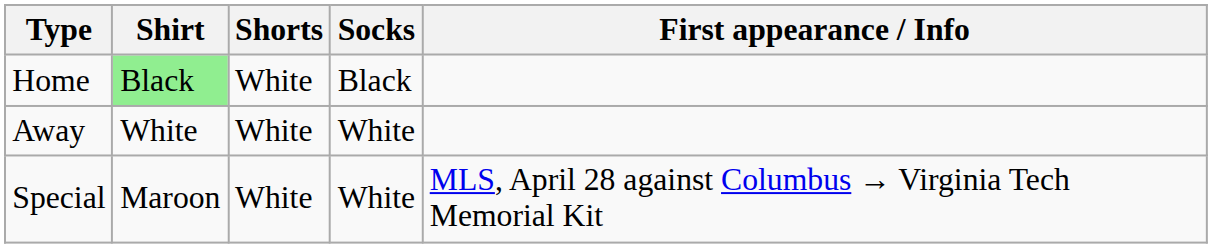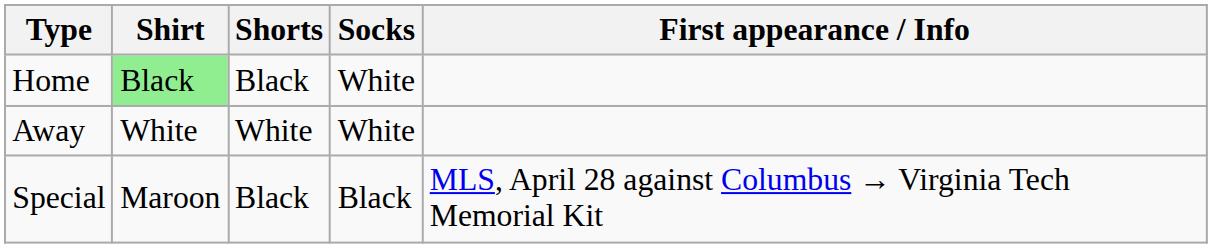(274, 79) White -> (272, 79) Black
(375, 79) Black -> (376, 79) White
(274, 198) White -> (272, 198) Black
(376, 198) White -> (375, 198) Black
